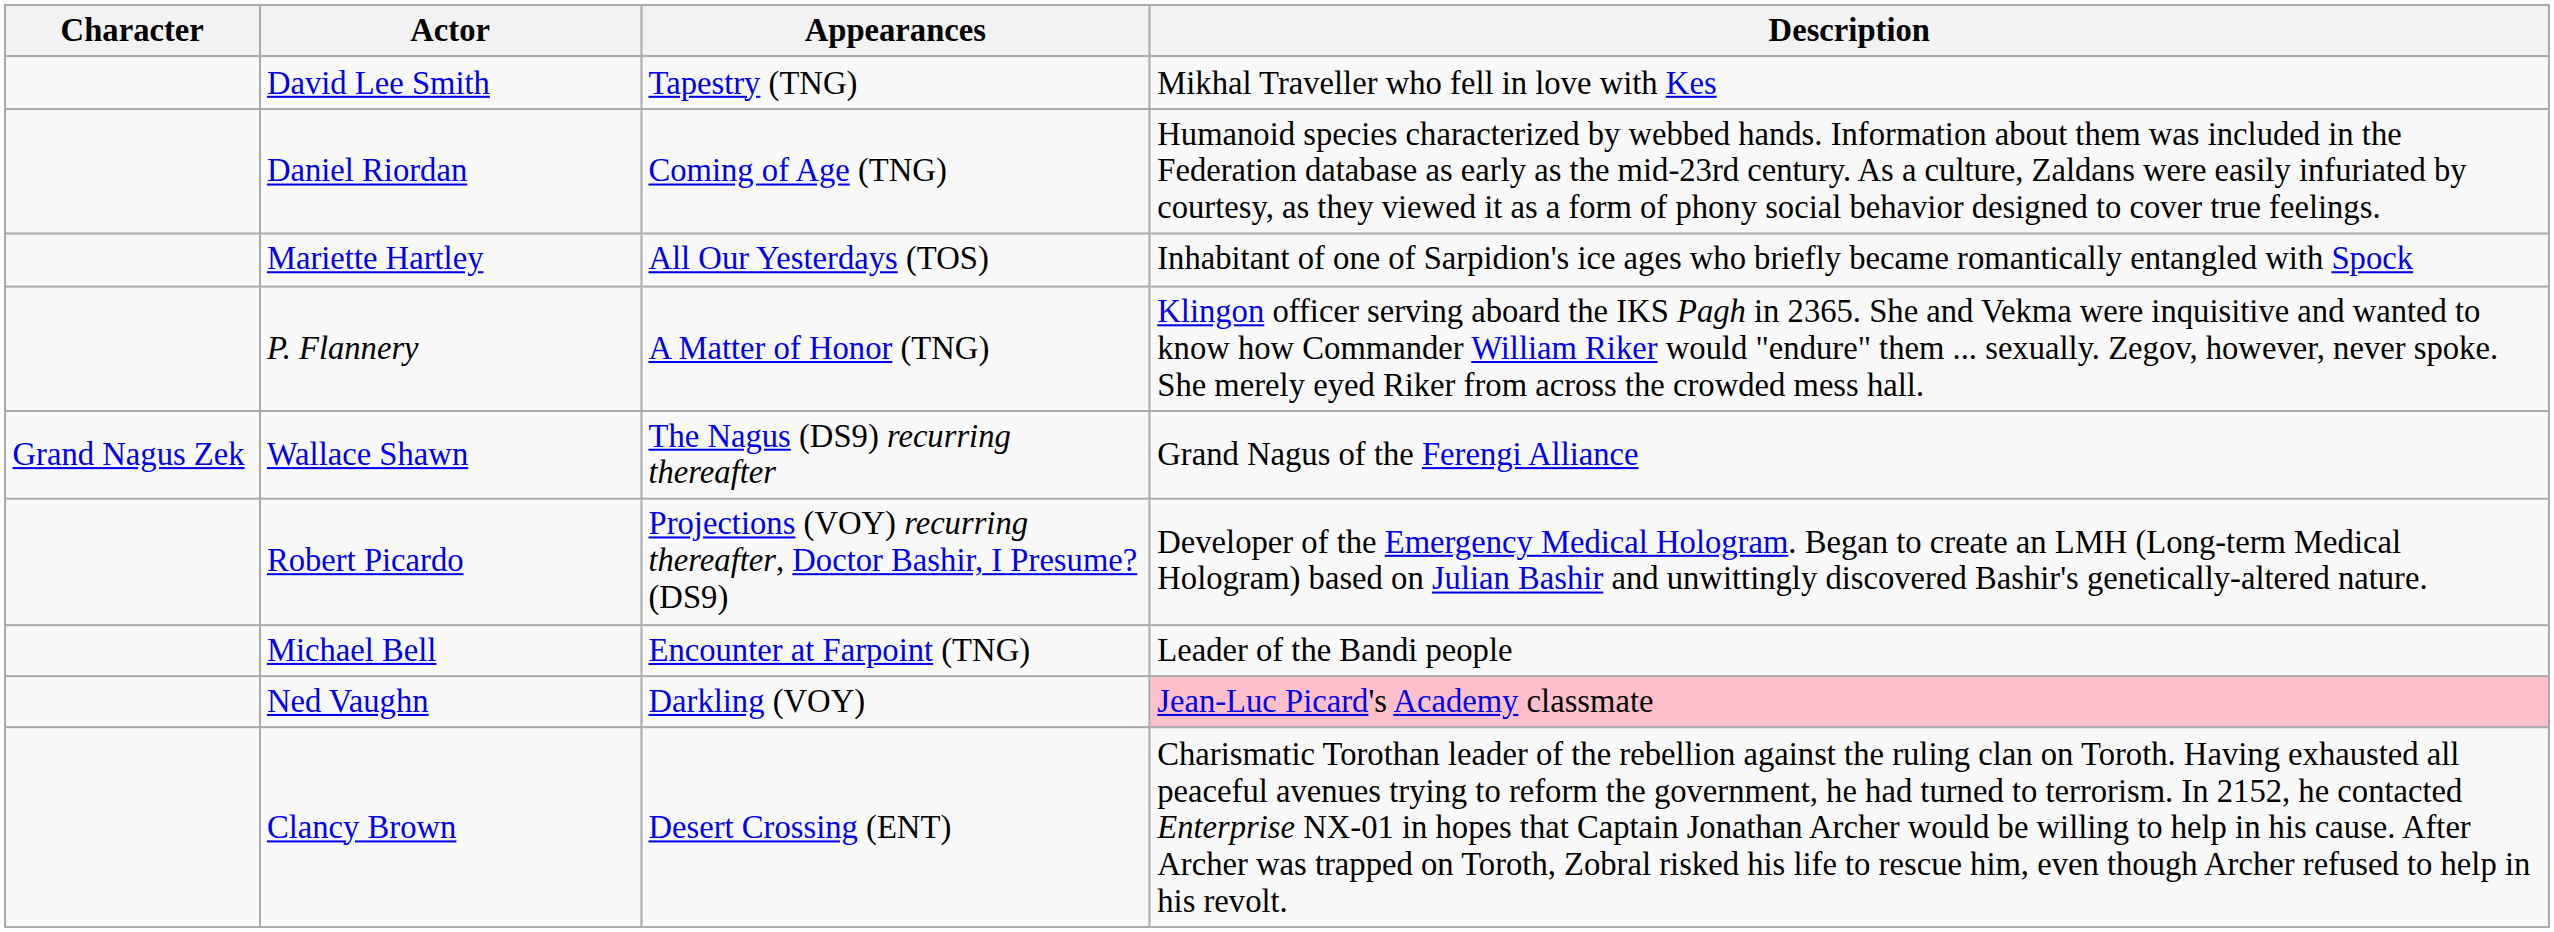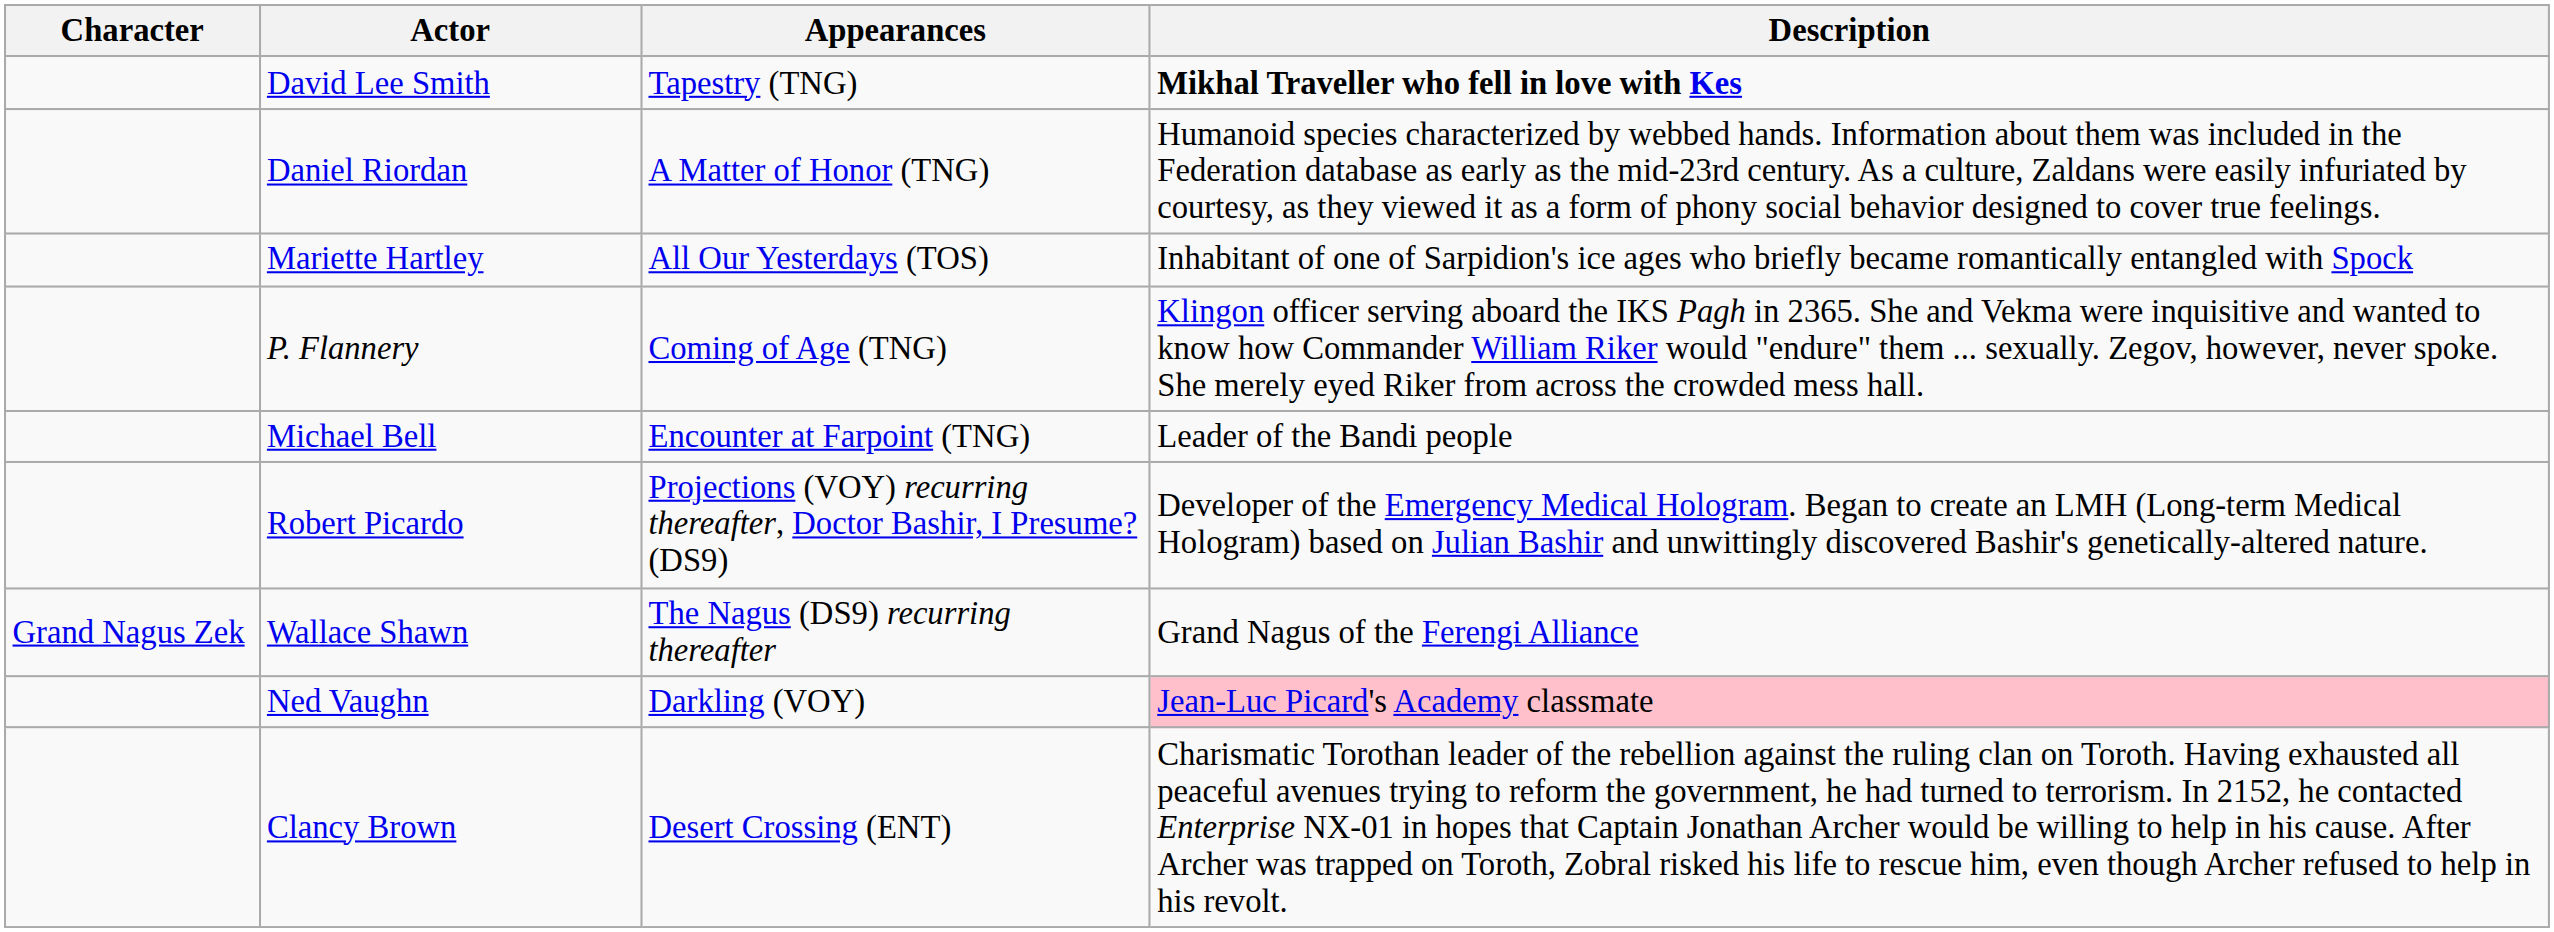(1437, 82) normal -> (1450, 82) bold
(798, 170) Coming of Age (TNG) -> (819, 170) A Matter of Honor (TNG)
(819, 347) A Matter of Honor (TNG) -> (798, 347) Coming of Age (TNG)
rows swapped: (368, 454) <-> (352, 649)
